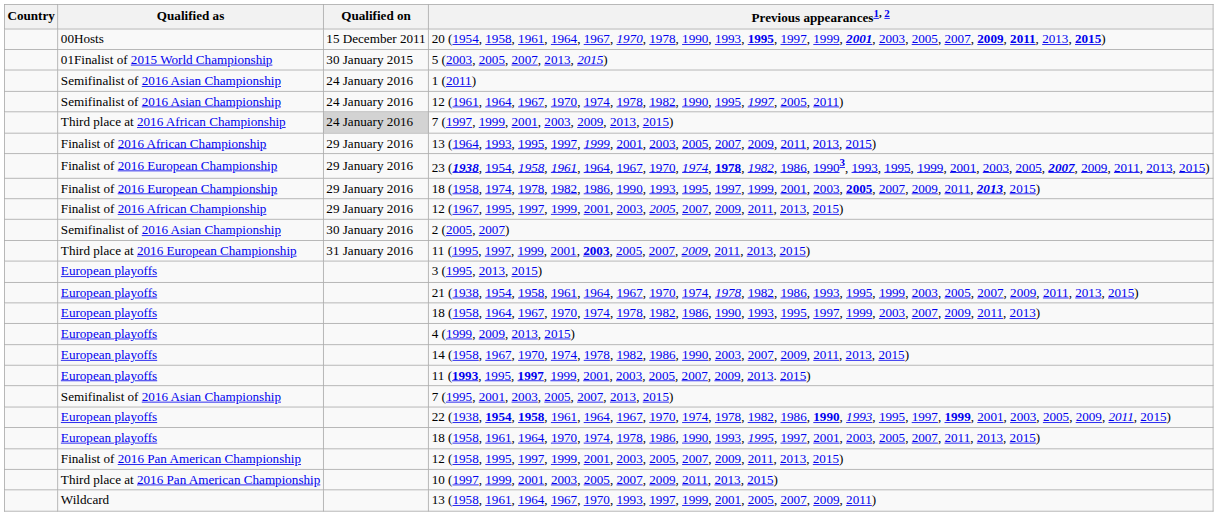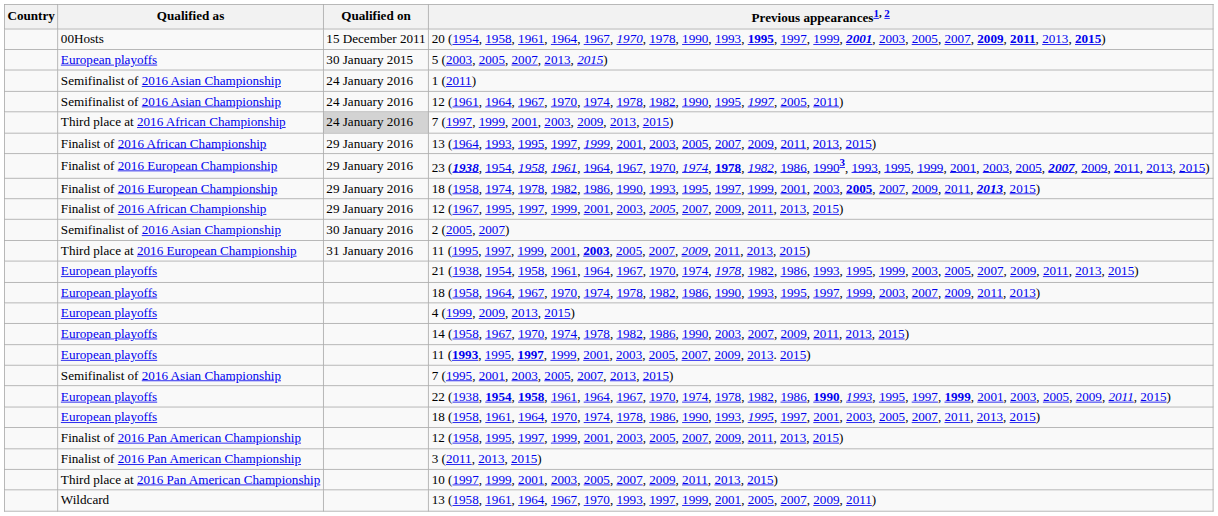(167, 60) 01Finalist of 2015 World Championship -> (109, 60) European playoffs
- row: (487, 271)
+ row: (487, 458)
